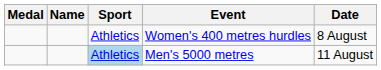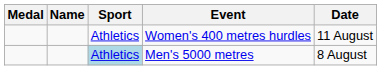(342, 35) 8 August -> (345, 35) 11 August
(345, 55) 11 August -> (342, 55) 8 August
